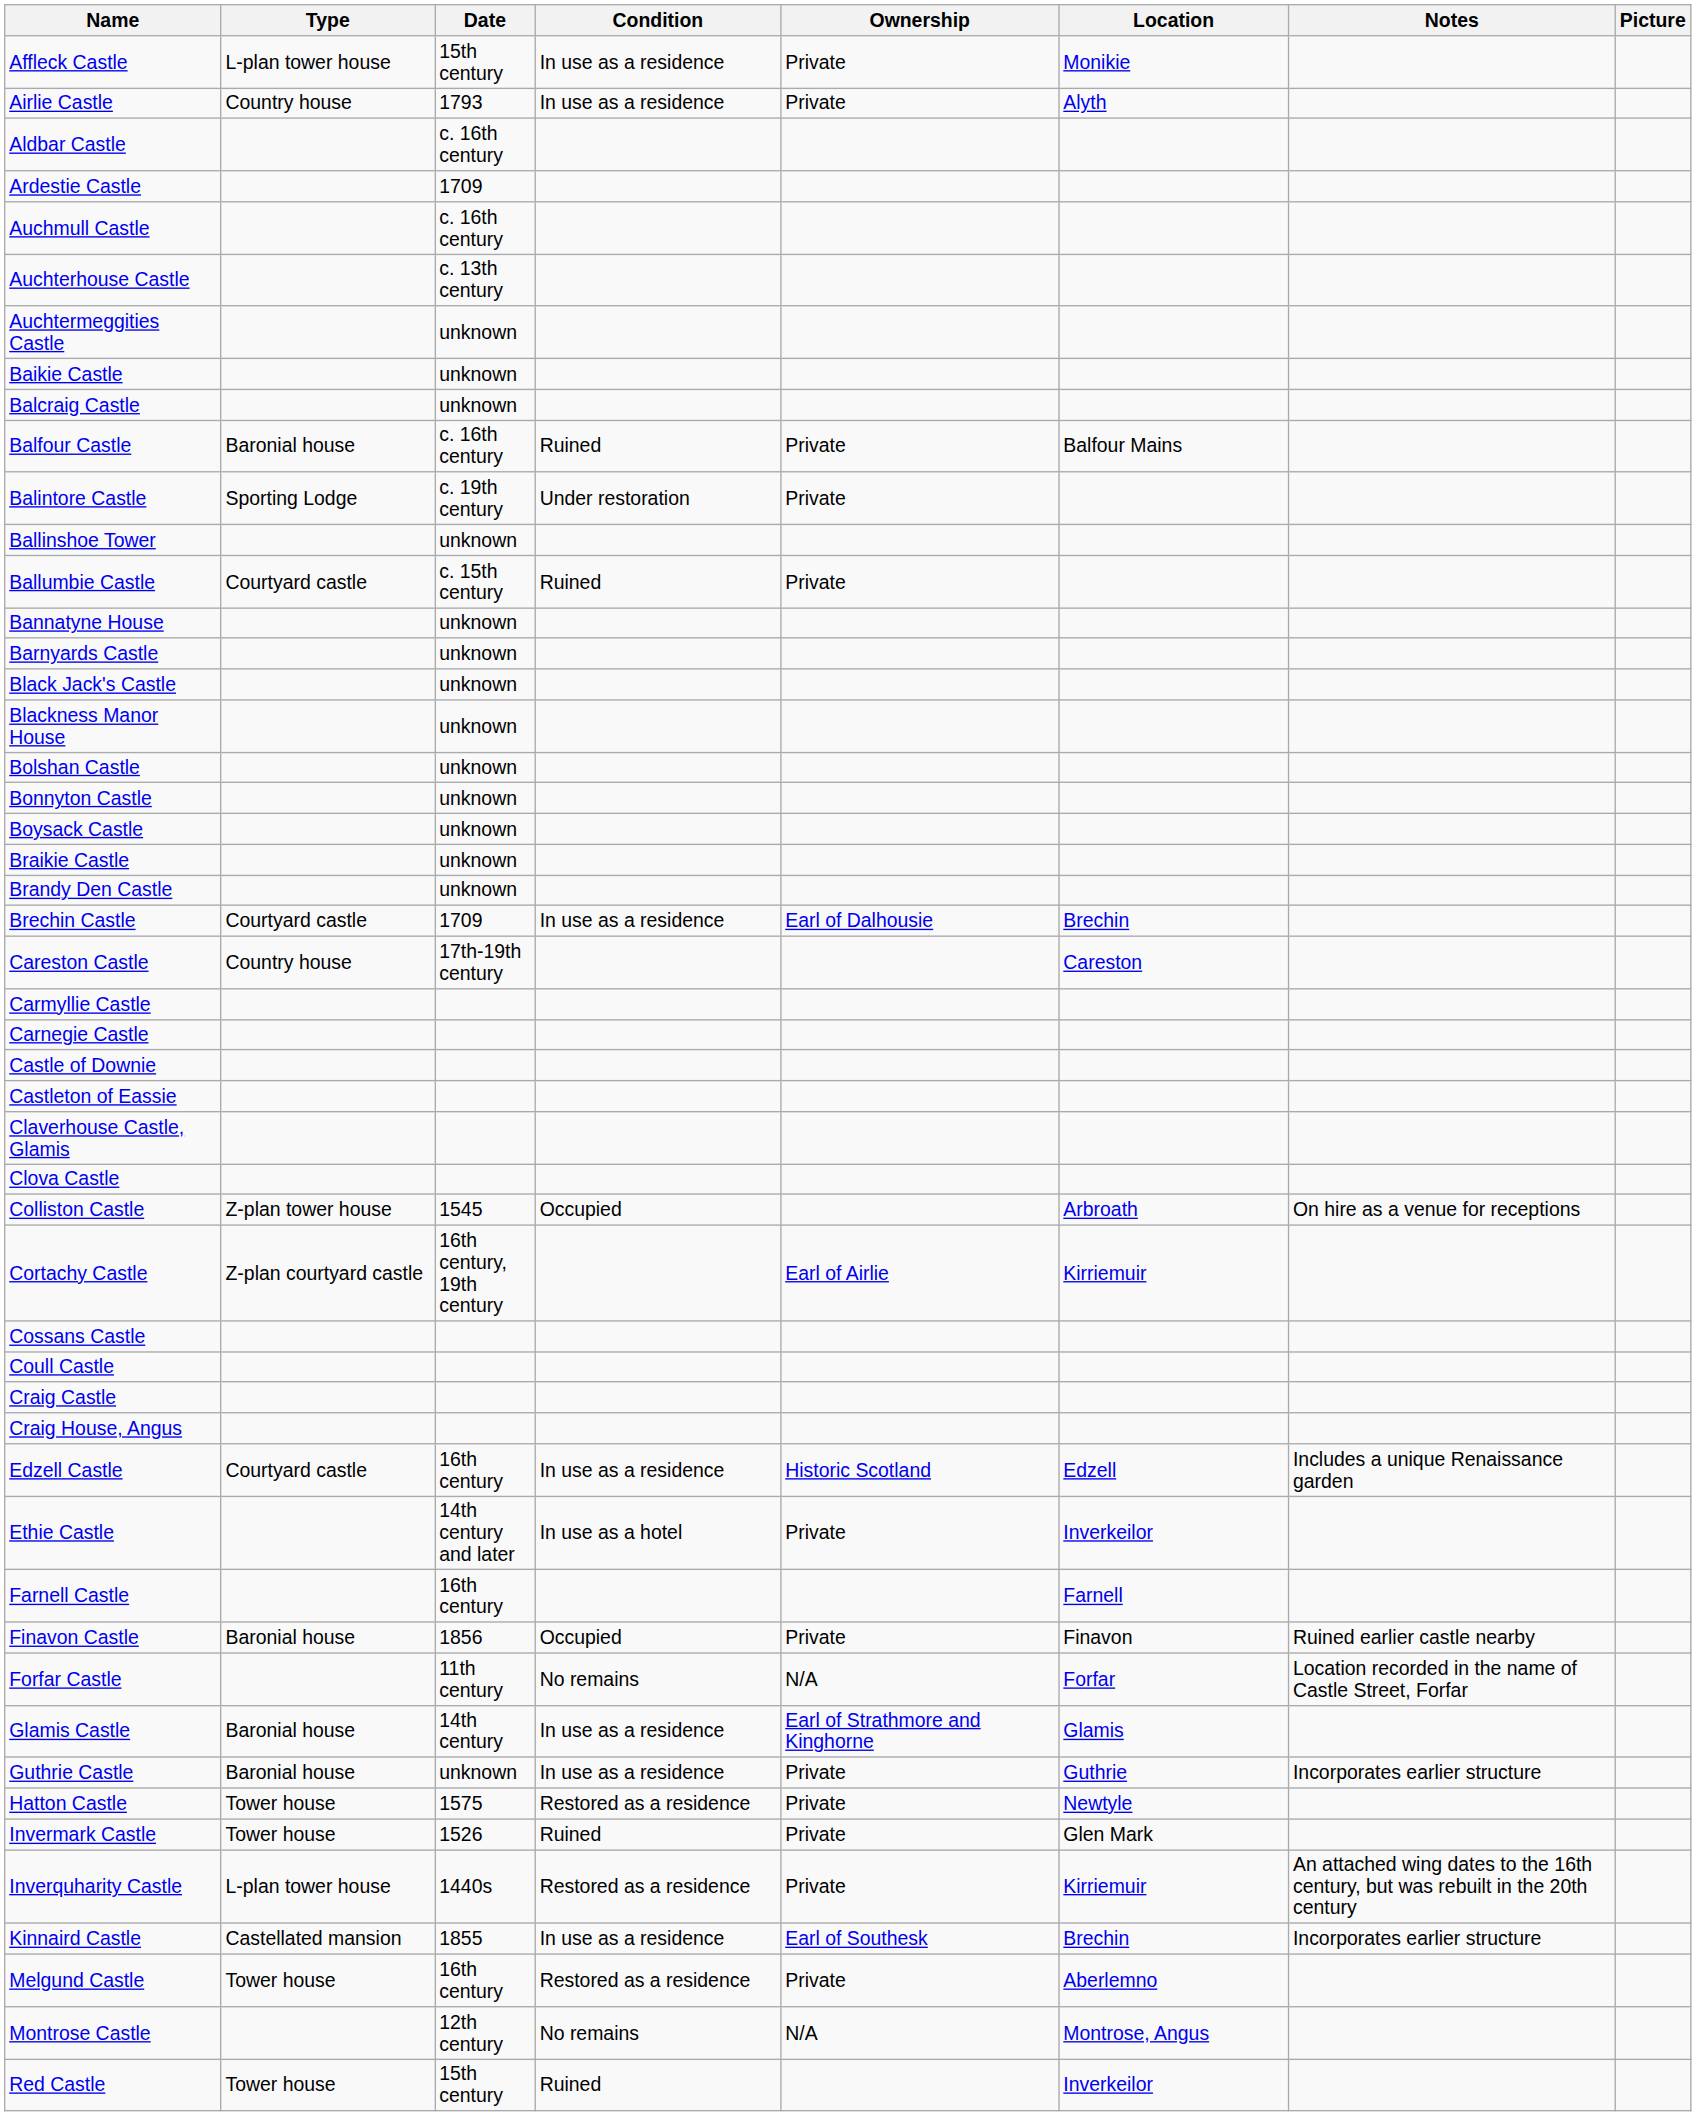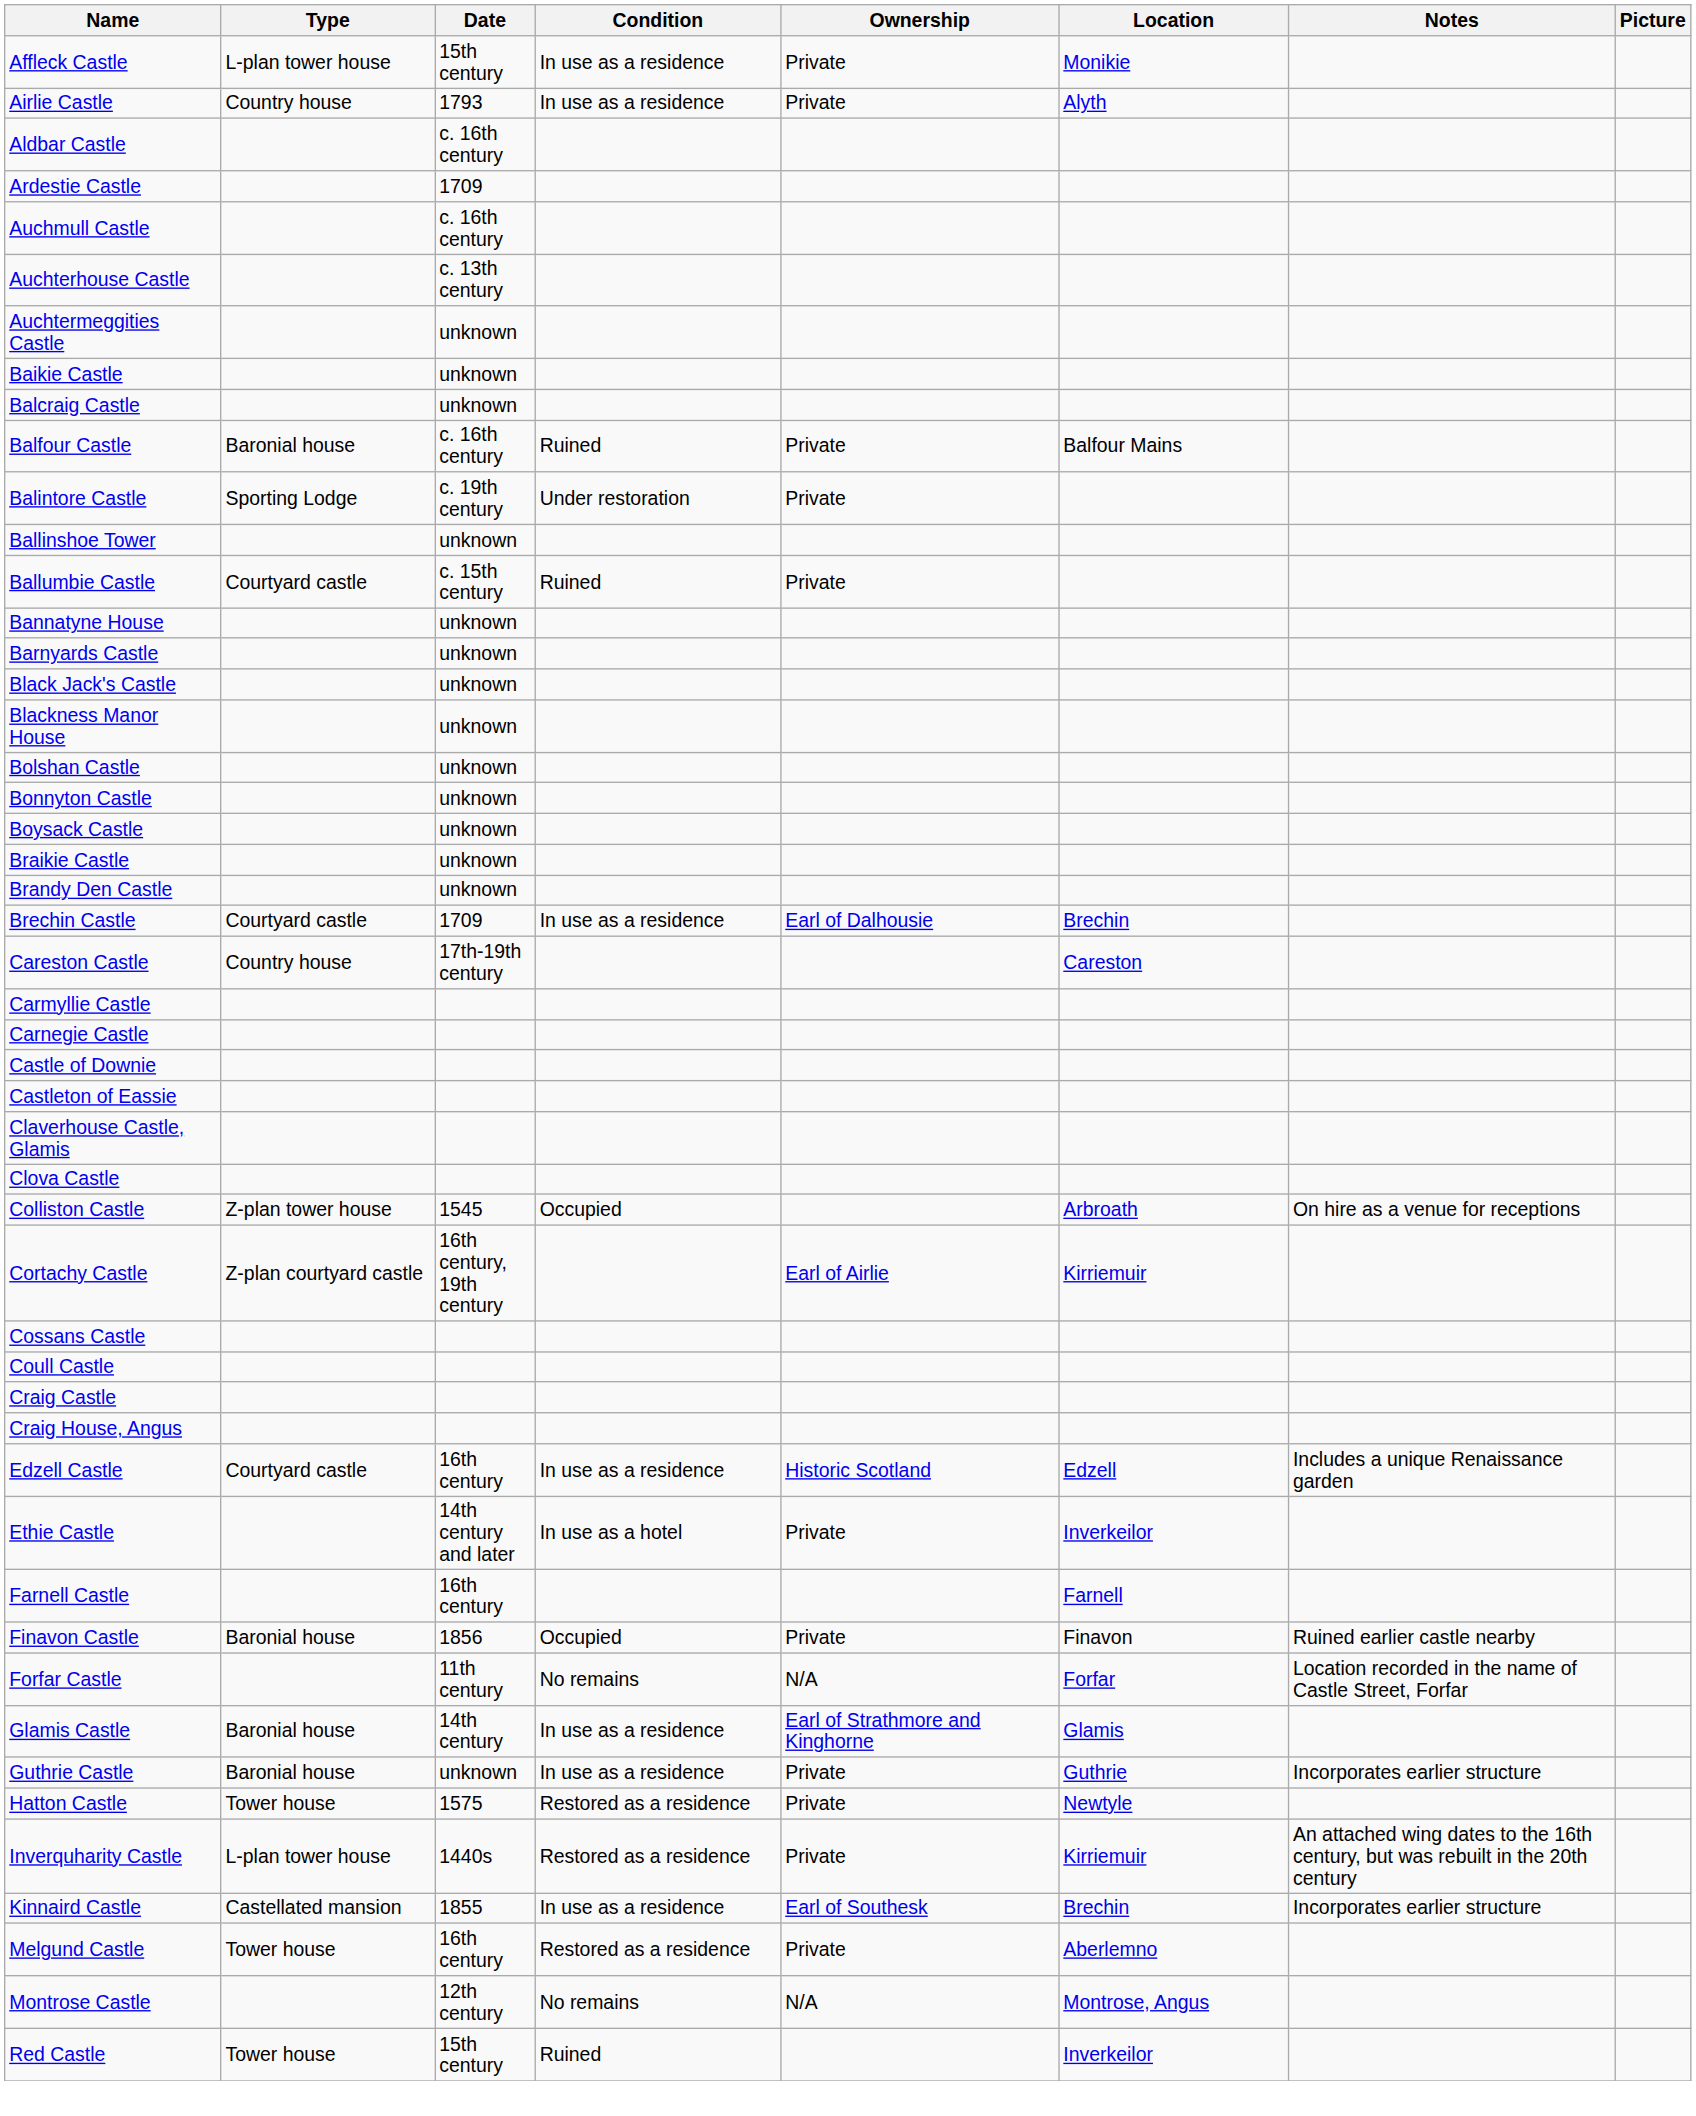- row: (83, 1834)
